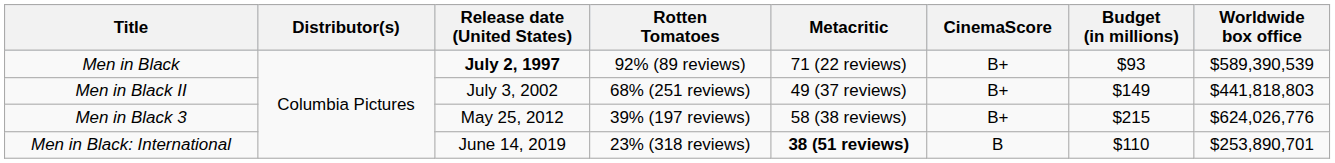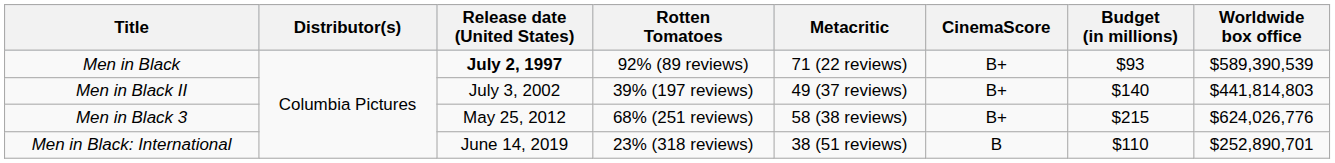(680, 90) 68% (251 reviews) -> (683, 90) 39% (197 reviews)
(1131, 90) $149 -> (1130, 90) $140
(1262, 90) $441,818,803 -> (1262, 90) $441,814,803
(680, 117) 39% (197 reviews) -> (683, 117) 68% (251 reviews)
(849, 144) bold -> (850, 144) normal
(1262, 144) $253,890,701 -> (1262, 144) $252,890,701
